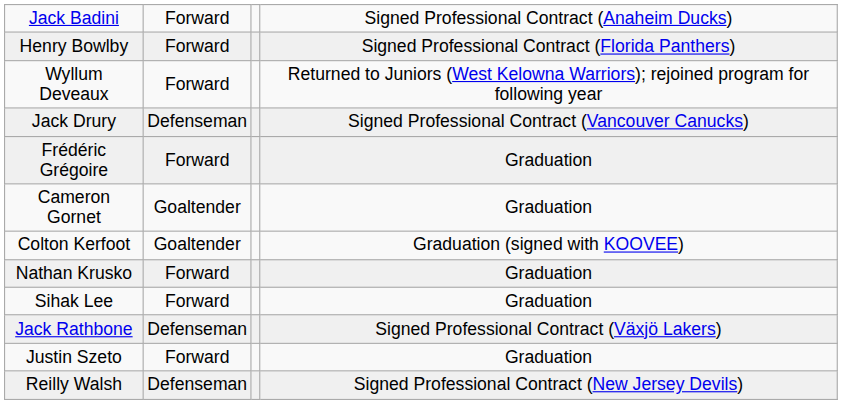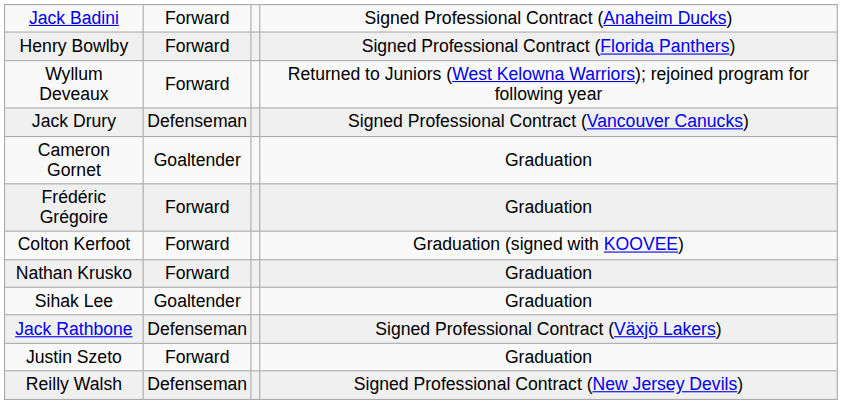rows swapped: (74, 207) <-> (74, 159)
(197, 245) Goaltender -> (197, 245) Forward
(197, 301) Forward -> (197, 301) Goaltender
